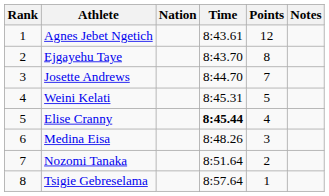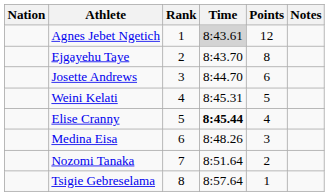columns swapped: (23, 14) <-> (178, 14)
(223, 35) no background -> (223, 35) lightgrey background
(267, 77) 7 -> (267, 77) 6
